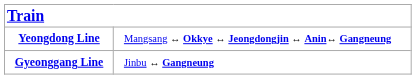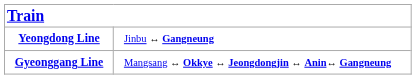(258, 39) Mangsang ↔ Okkye ↔ Jeongdongjin ↔ Anin↔ Gangneung -> (169, 39) Jinbu ↔ Gangneung
(169, 62) Jinbu ↔ Gangneung -> (258, 62) Mangsang ↔ Okkye ↔ Jeongdongjin ↔ Anin↔ Gangneung
